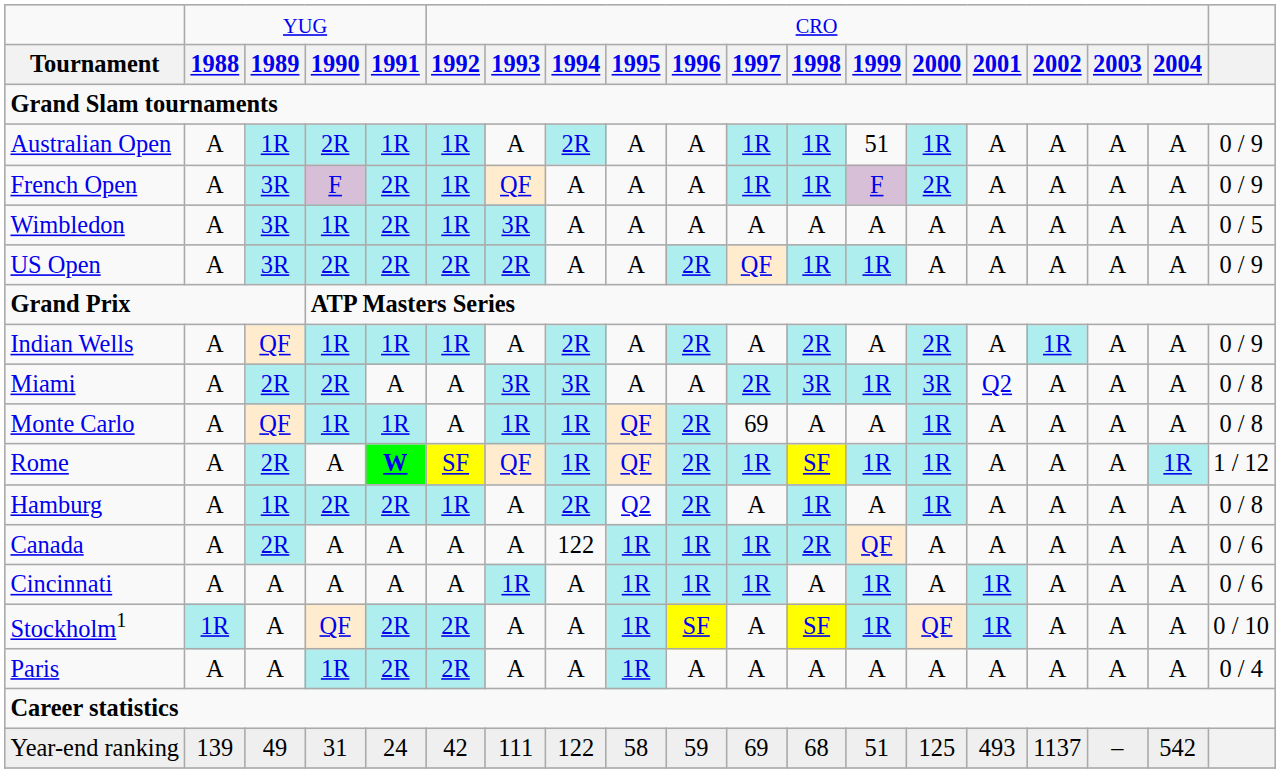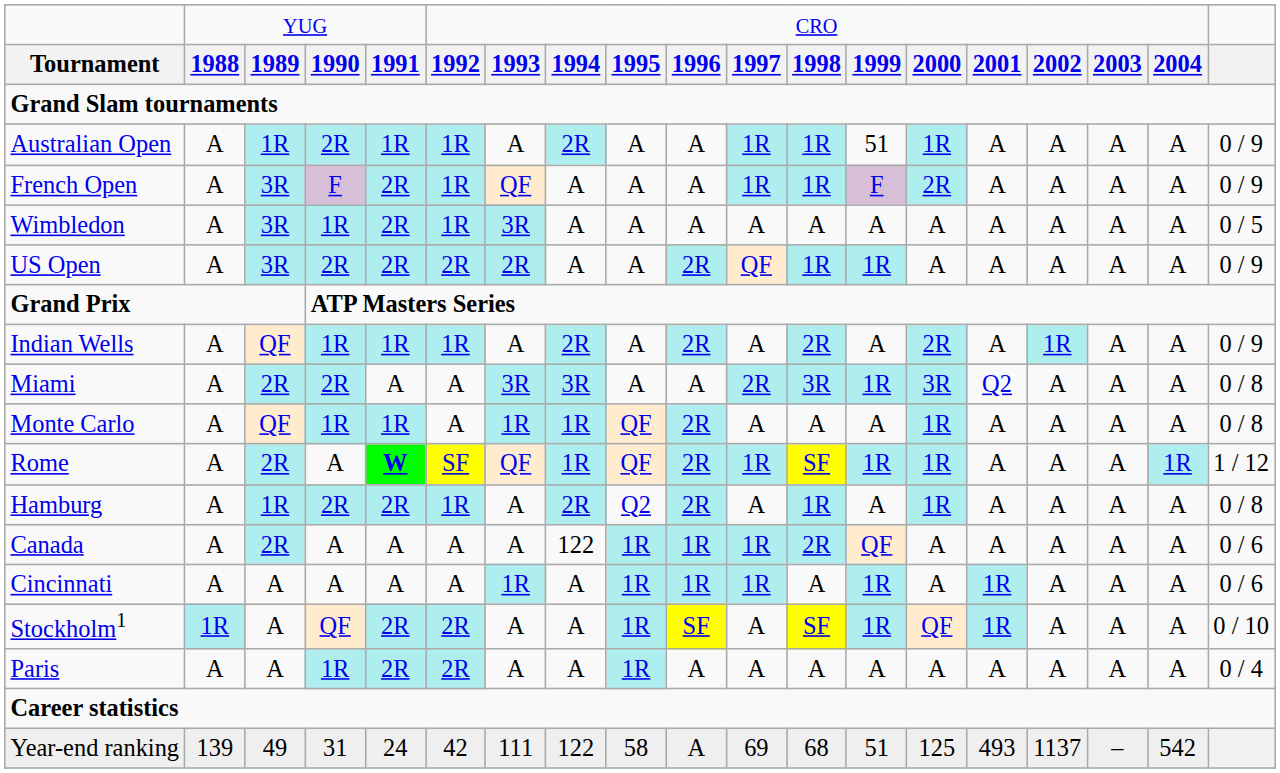(756, 424) 69 -> (756, 424) A
(696, 748) 59 -> (696, 748) A
